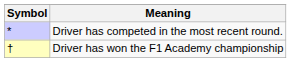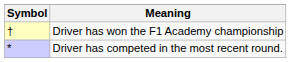rows swapped: (168, 31) <-> (168, 48)
